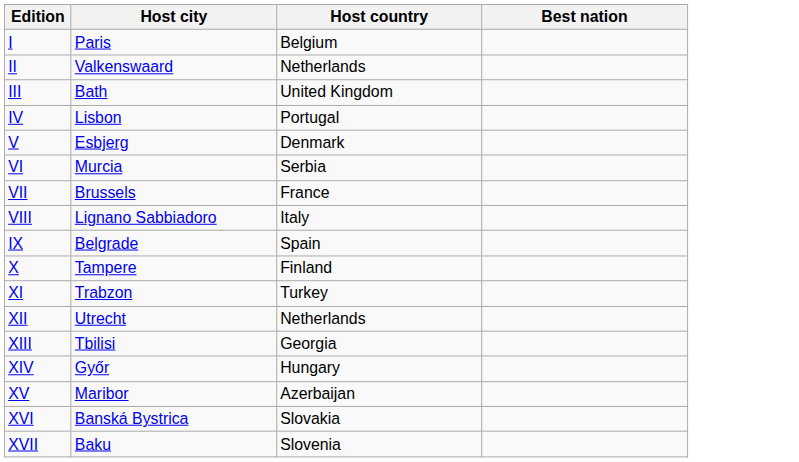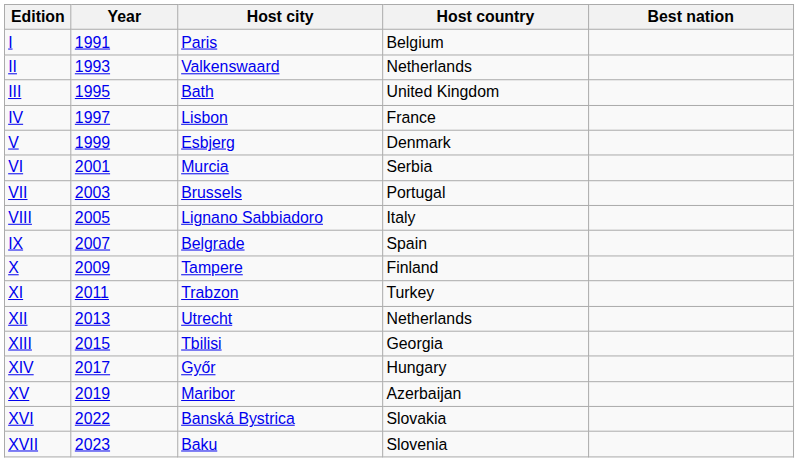+ column: (124, 17)
(310, 117) Portugal -> (411, 117) France
(305, 192) France -> (416, 192) Portugal
